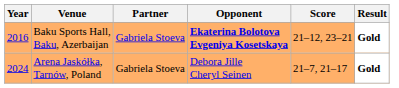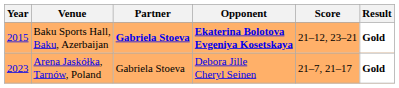(18, 37) 2016 -> (18, 37) 2015
(150, 37) normal -> (153, 37) bold
(18, 68) 2024 -> (18, 68) 2023
